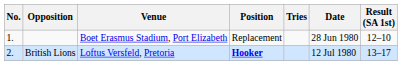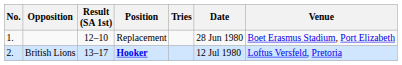columns swapped: (379, 17) <-> (154, 17)
